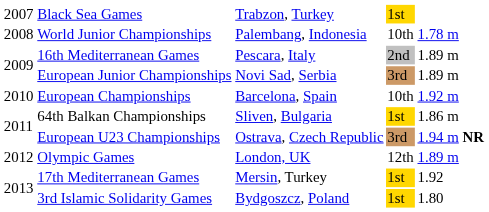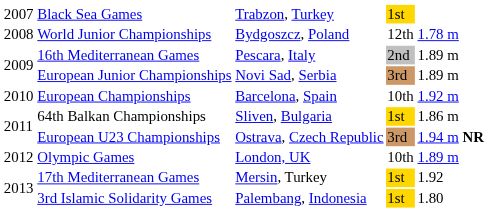(301, 34) Palembang, Indonesia -> (292, 34) Bydgoszcz, Poland
(401, 34) 10th -> (401, 34) 12th
(401, 157) 12th -> (401, 157) 10th
(292, 198) Bydgoszcz, Poland -> (301, 198) Palembang, Indonesia
